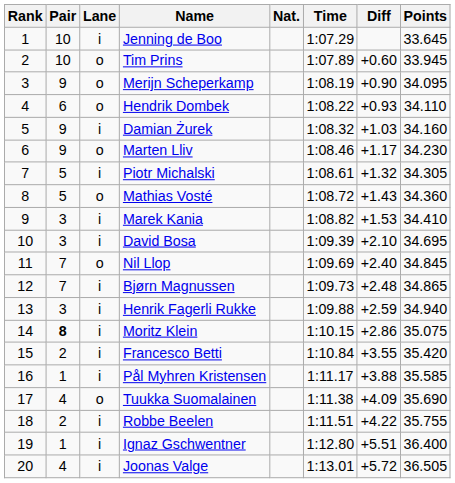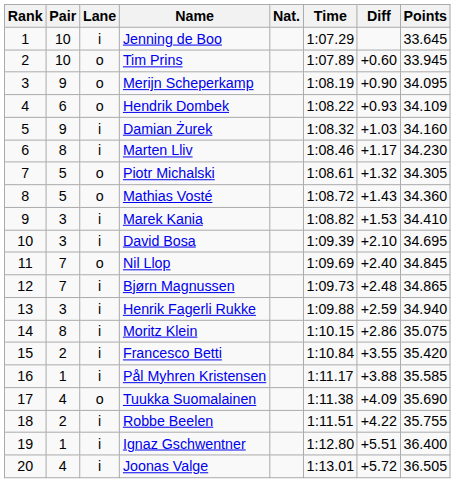(425, 106) 34.110 -> (425, 106) 34.109
(63, 151) 9 -> (63, 151) 8
(100, 151) o -> (100, 151) i
(100, 174) i -> (100, 174) o
(63, 331) bold -> (63, 331) normal
